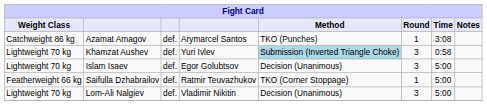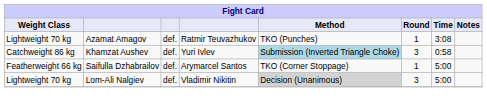(41, 38) Catchweight 86 kg -> (39, 38) Lightweight 70 kg
(214, 38) Arymarcel Santos -> (219, 38) Ratmir Teuvazhukov
(39, 52) Lightweight 70 kg -> (41, 52) Catchweight 86 kg
- row: (107, 66)
(219, 80) Ratmir Teuvazhukov -> (214, 66) Arymarcel Santos
(301, 93) no background -> (301, 80) lightgrey background
